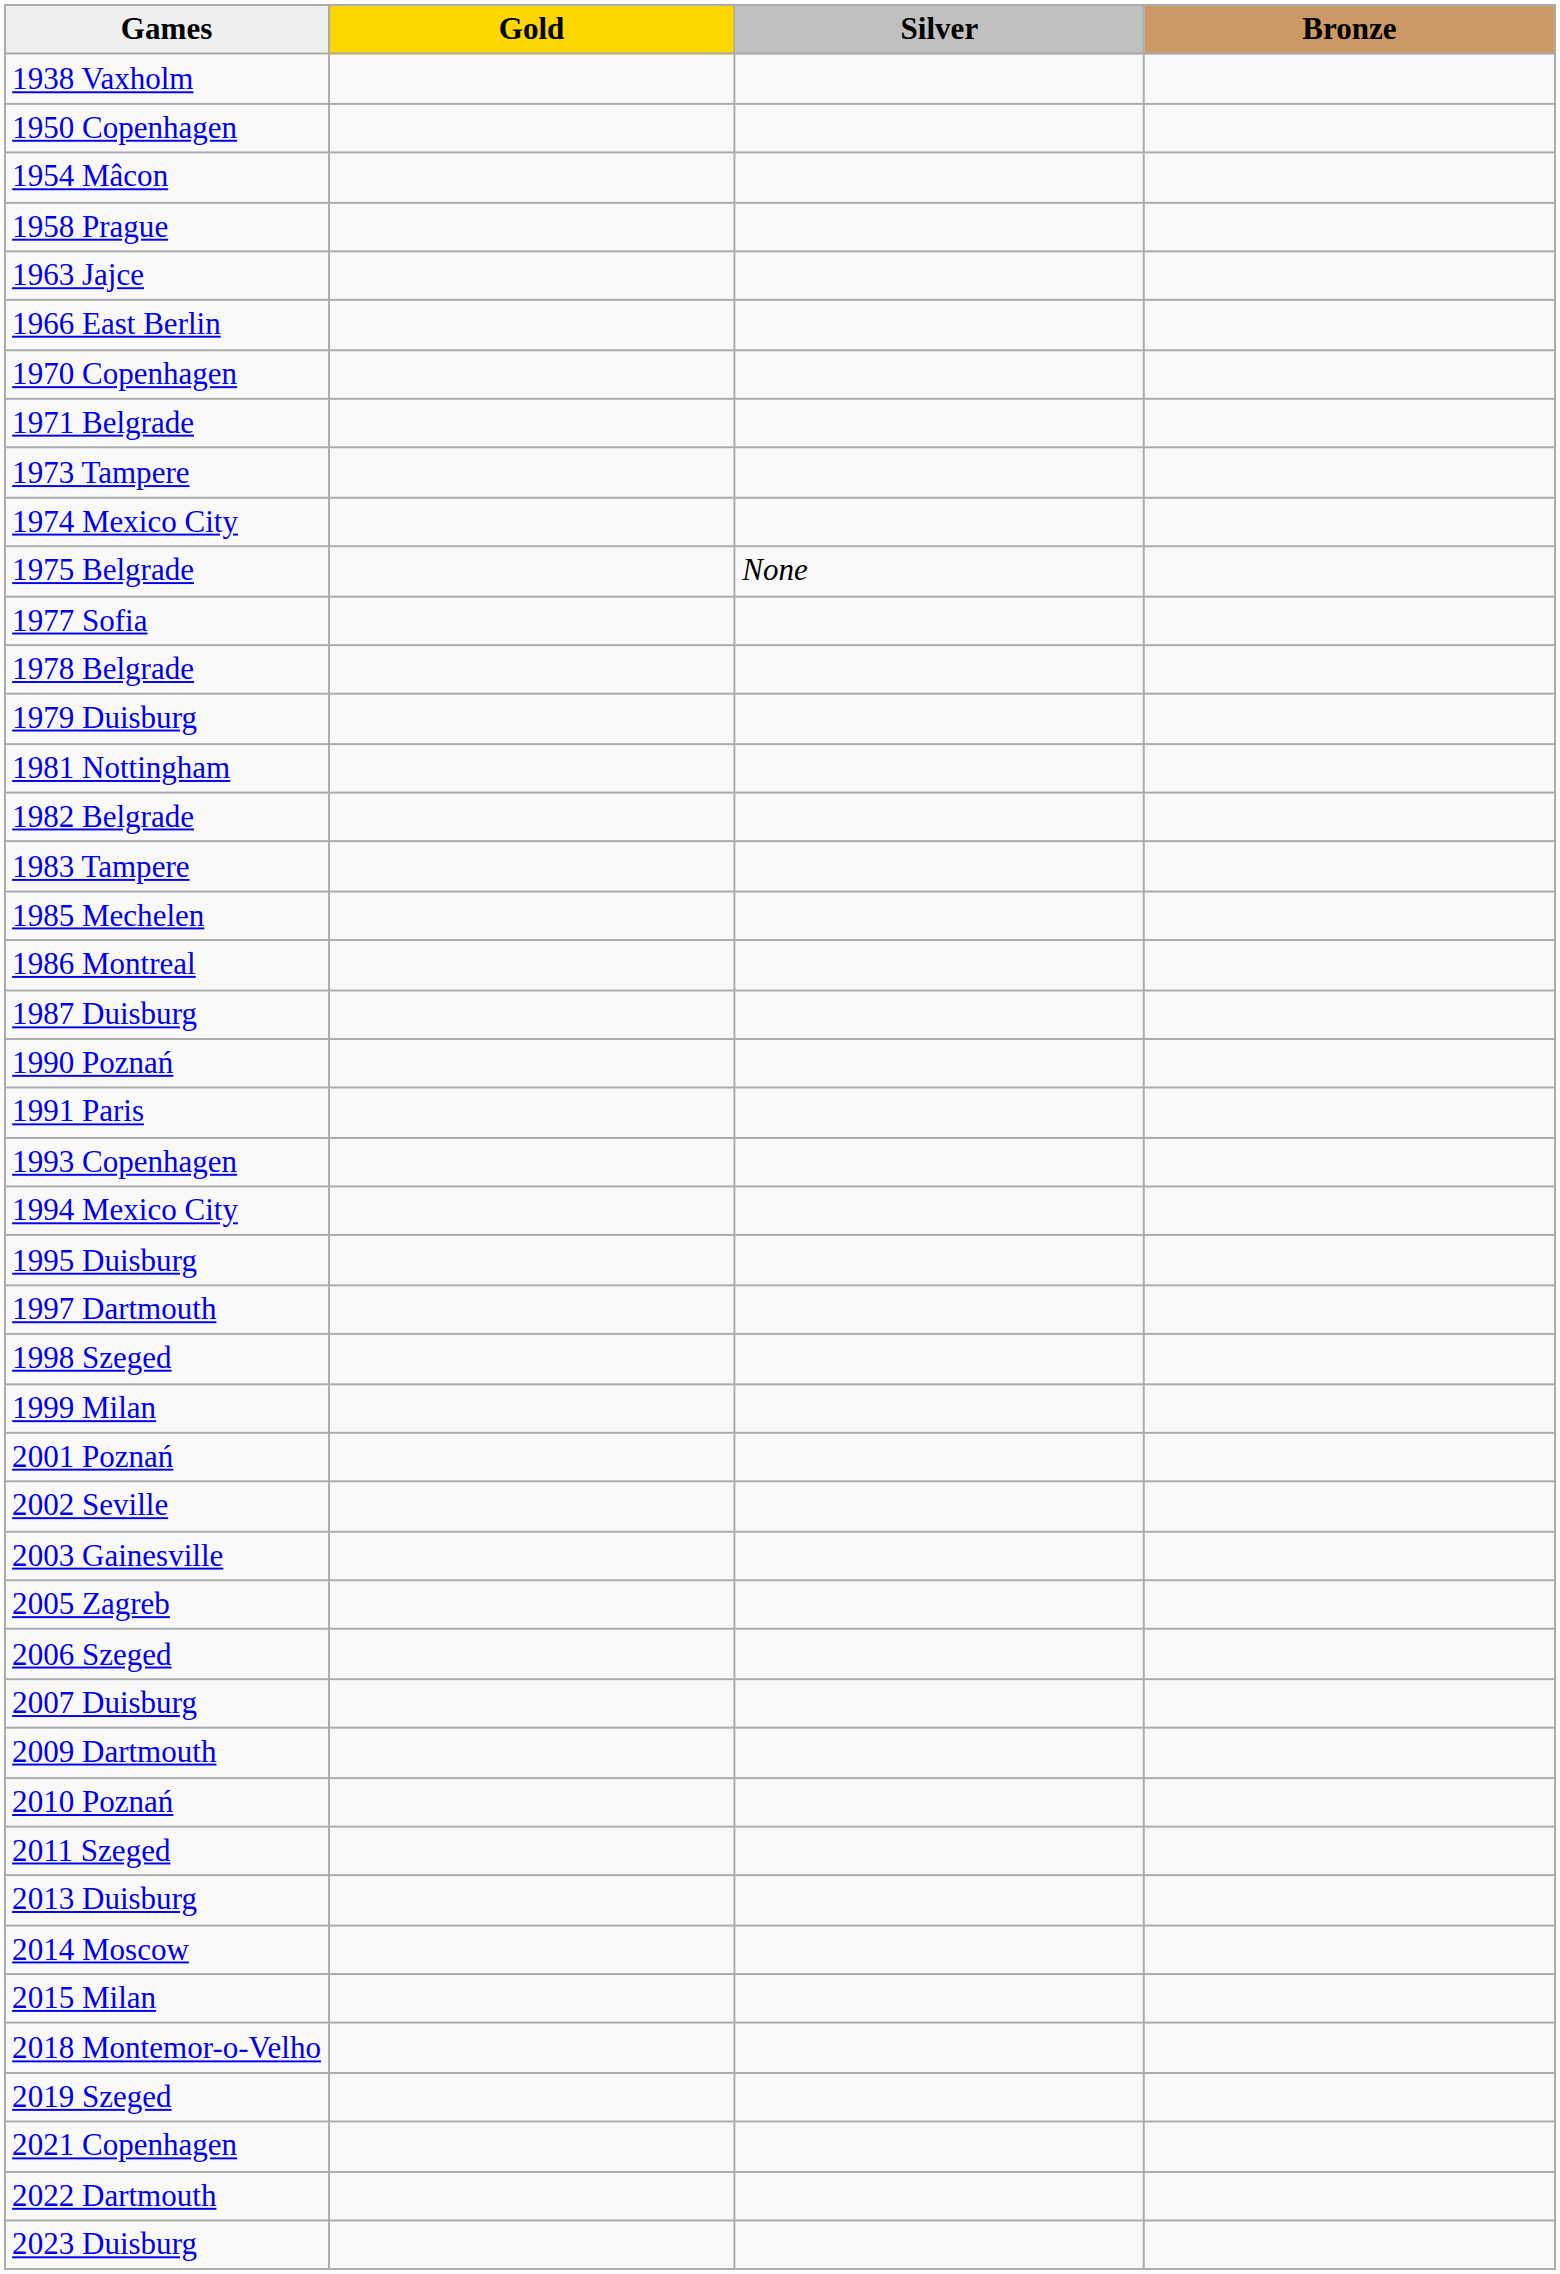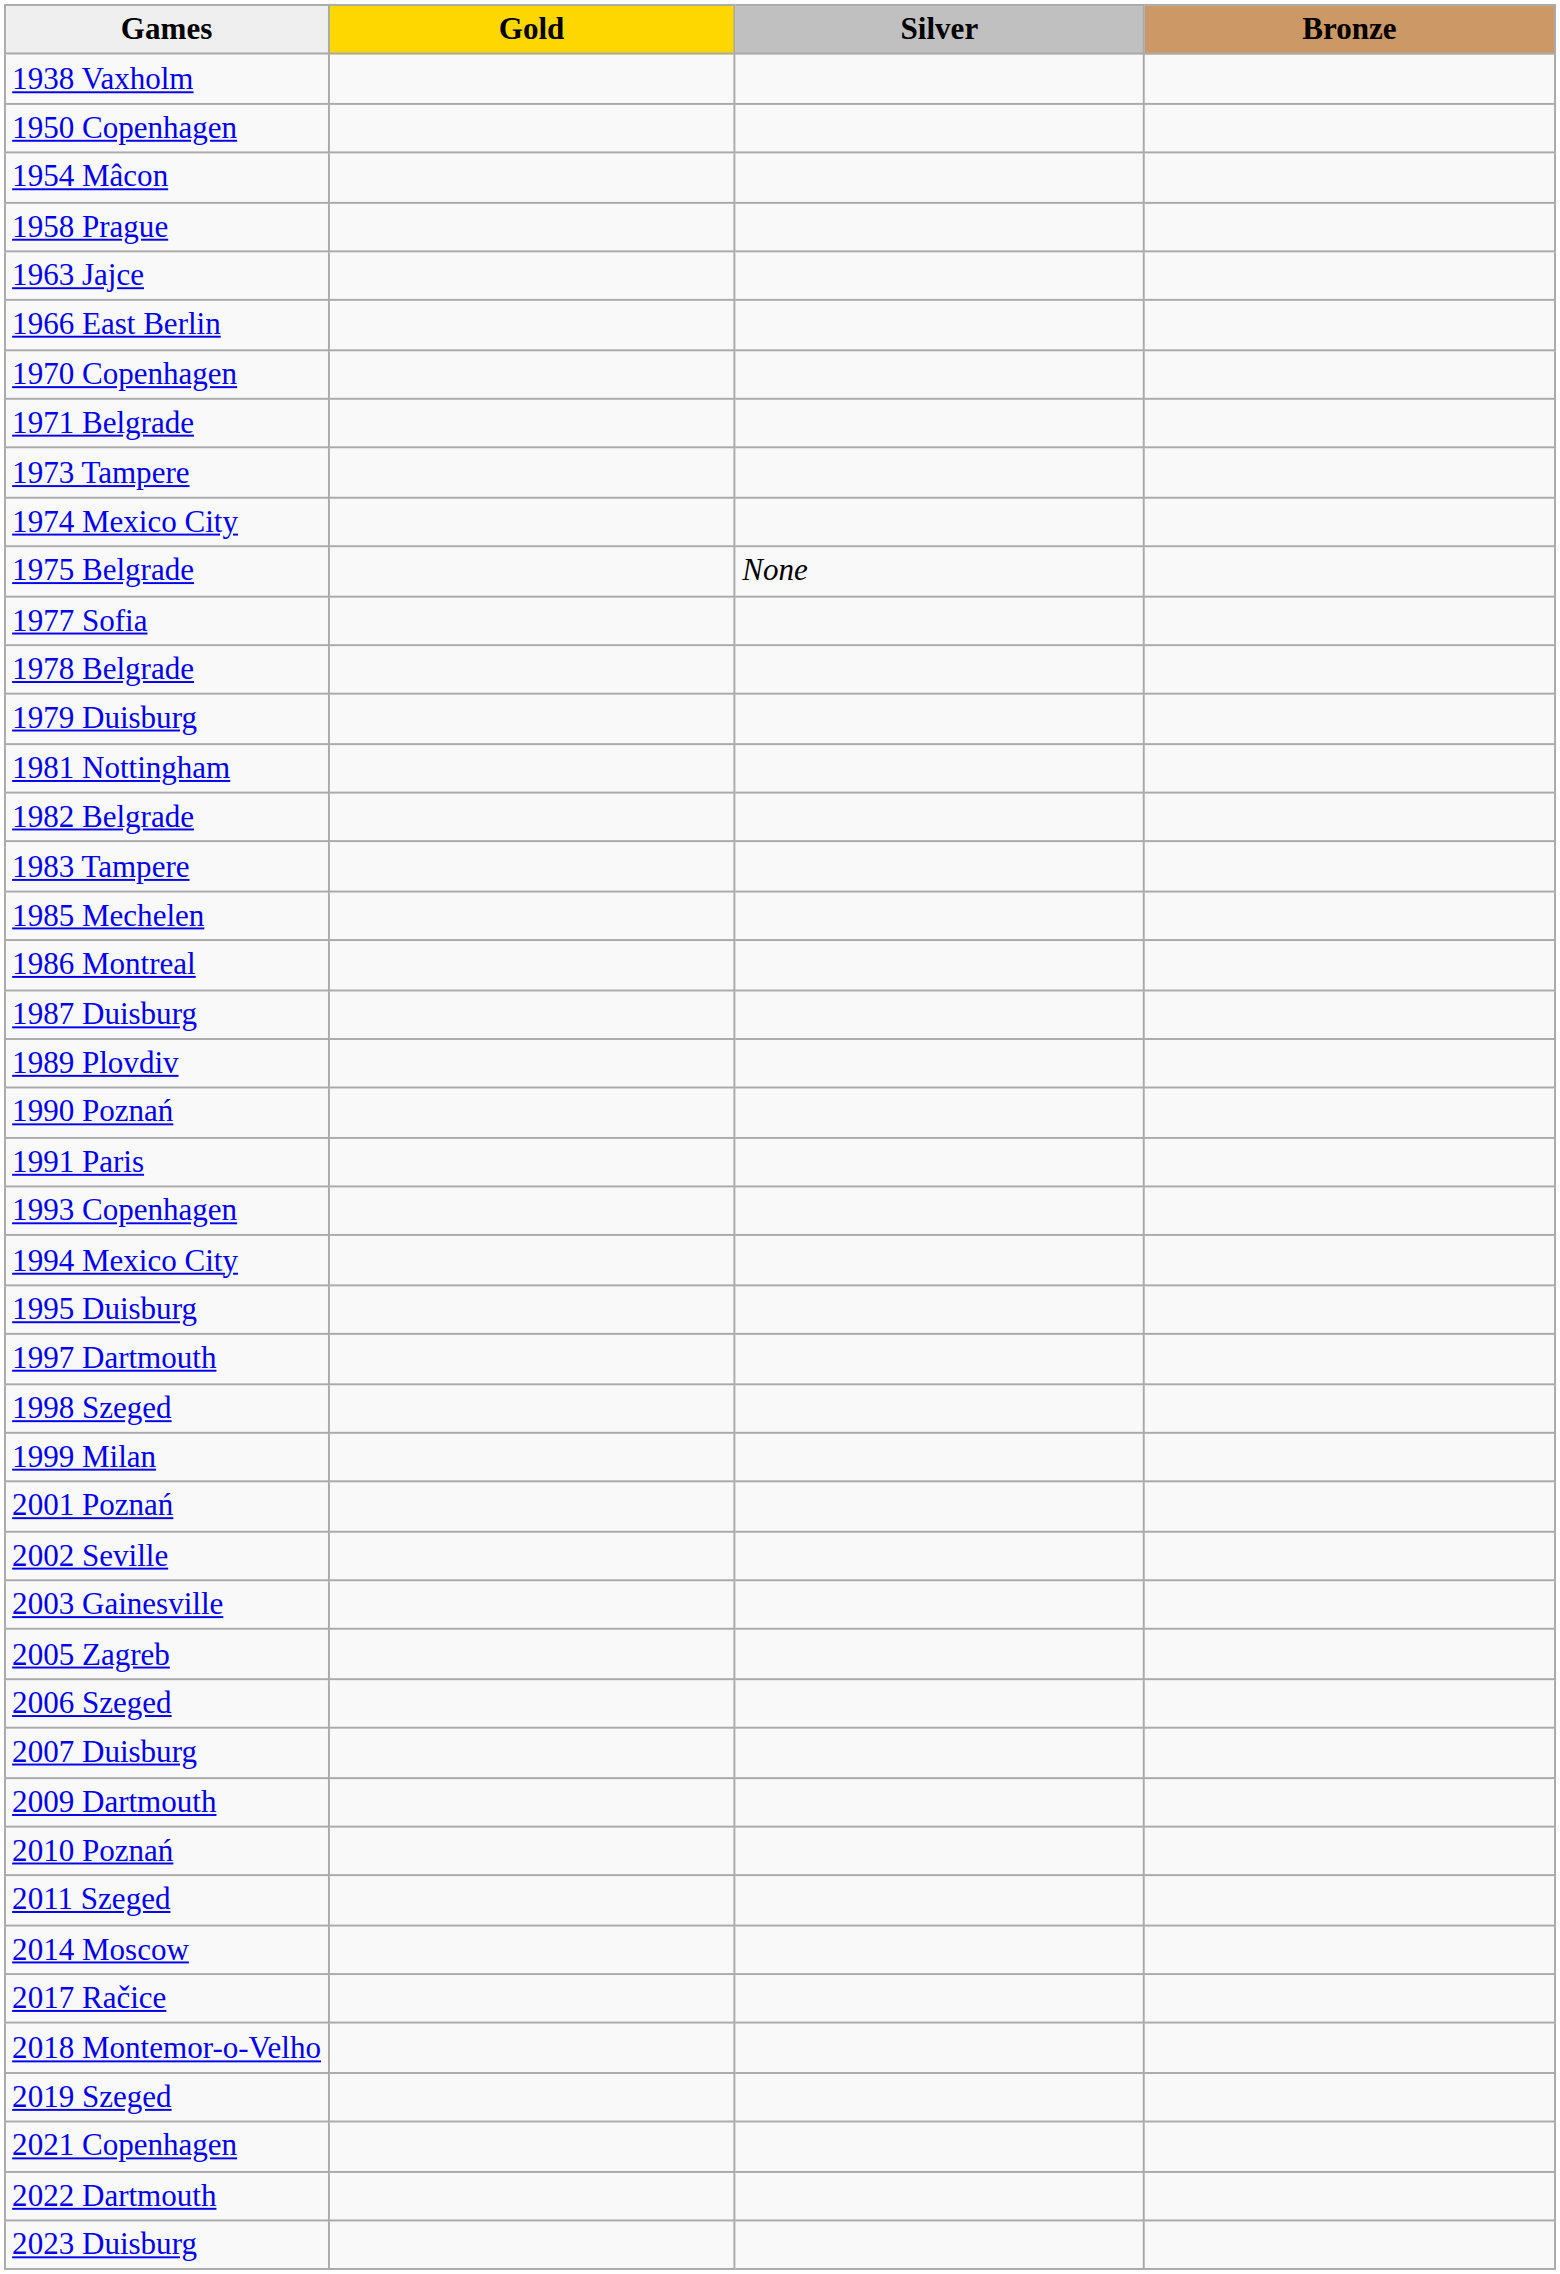+ row: (95, 1062)
- row: (105, 1899)
- row: (84, 1998)
+ row: (89, 1998)
